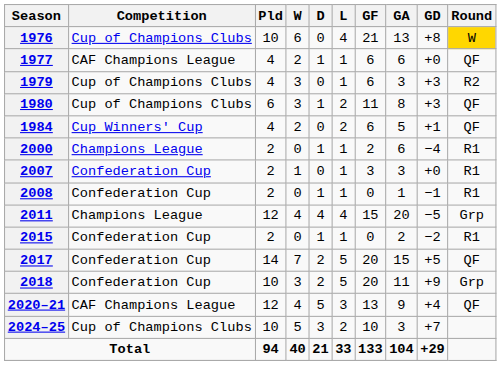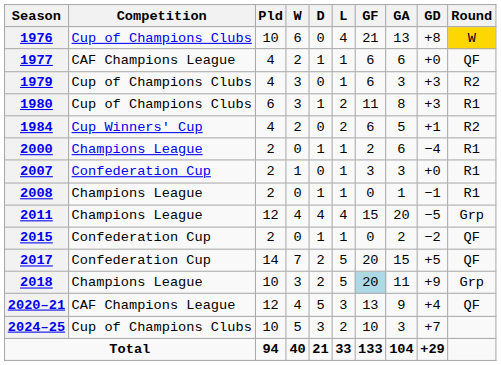(472, 105) QF -> (472, 105) R1
(472, 127) QF -> (472, 127) R2
(141, 194) Confederation Cup -> (137, 194) Champions League
(472, 238) R1 -> (472, 238) QF
(141, 283) Confederation Cup -> (137, 283) Champions League
(370, 283) no background -> (370, 283) lightblue background
